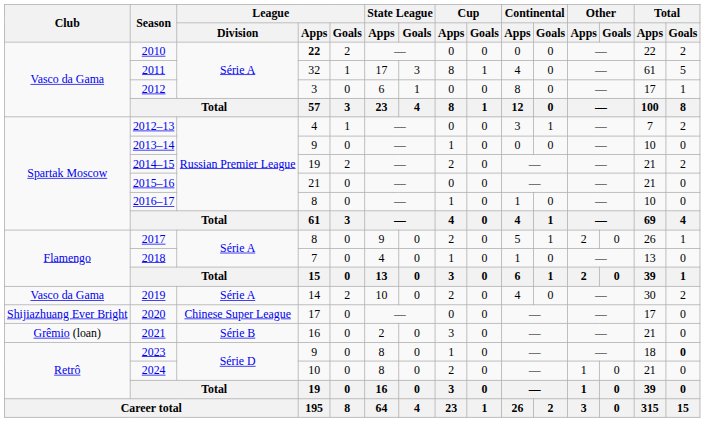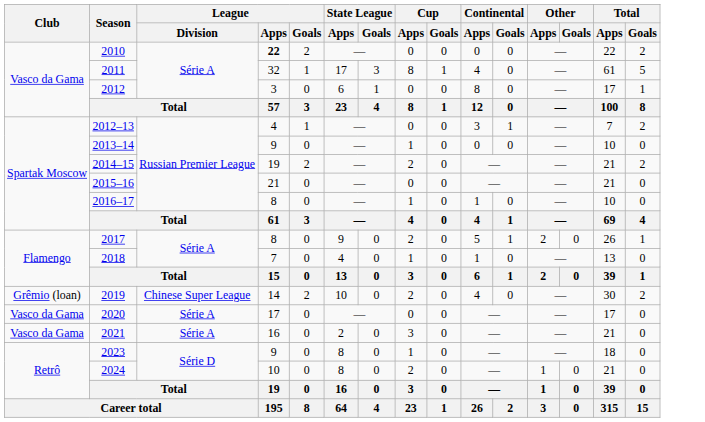(67, 295) Vasco da Gama -> (47, 295) Grêmio (loan)
(238, 295) Série A -> (197, 295) Chinese Super League
(67, 314) Shijiazhuang Ever Bright -> (47, 314) Vasco da Gama
(238, 314) Chinese Super League -> (197, 314) Série A
(67, 333) Grêmio (loan) -> (47, 333) Vasco da Gama
(238, 333) Série B -> (197, 333) Série A
(683, 351) bold -> (643, 351) normal
